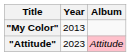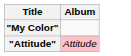- column: (74, 12)
